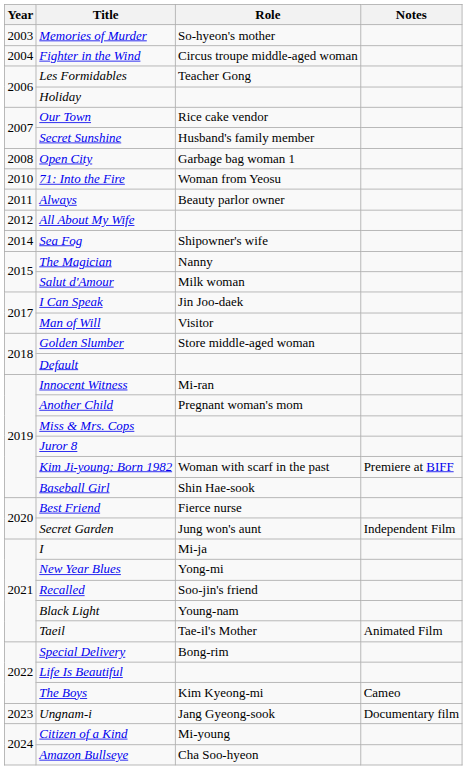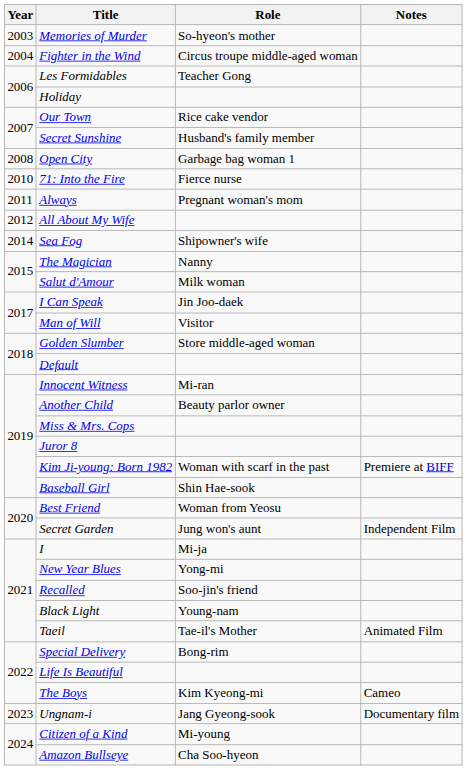(230, 179) Woman from Yeosu -> (210, 179) Fierce nurse
(231, 199) Beauty parlor owner -> (240, 199) Pregnant woman's mom
(240, 405) Pregnant woman's mom -> (231, 405) Beauty parlor owner
(210, 508) Fierce nurse -> (230, 508) Woman from Yeosu
